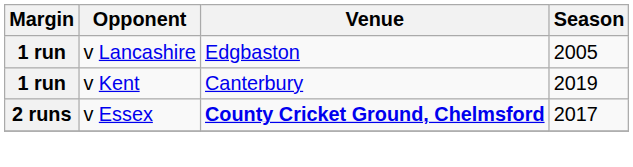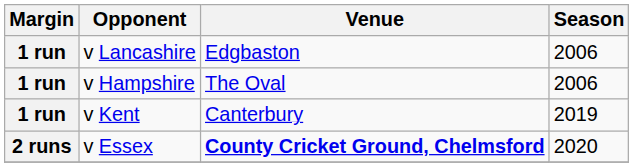(576, 51) 2005 -> (576, 51) 2006
+ row: (139, 83)
(576, 114) 2017 -> (576, 146) 2020
